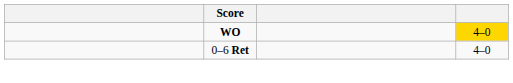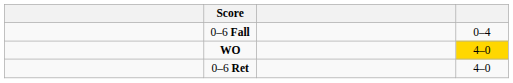+ row: (230, 31)
